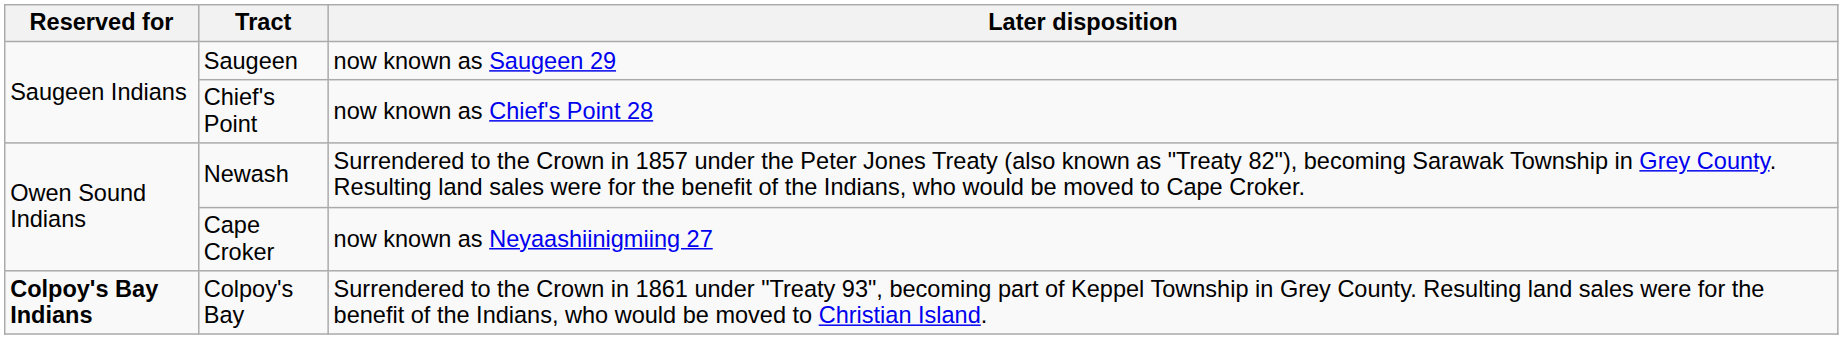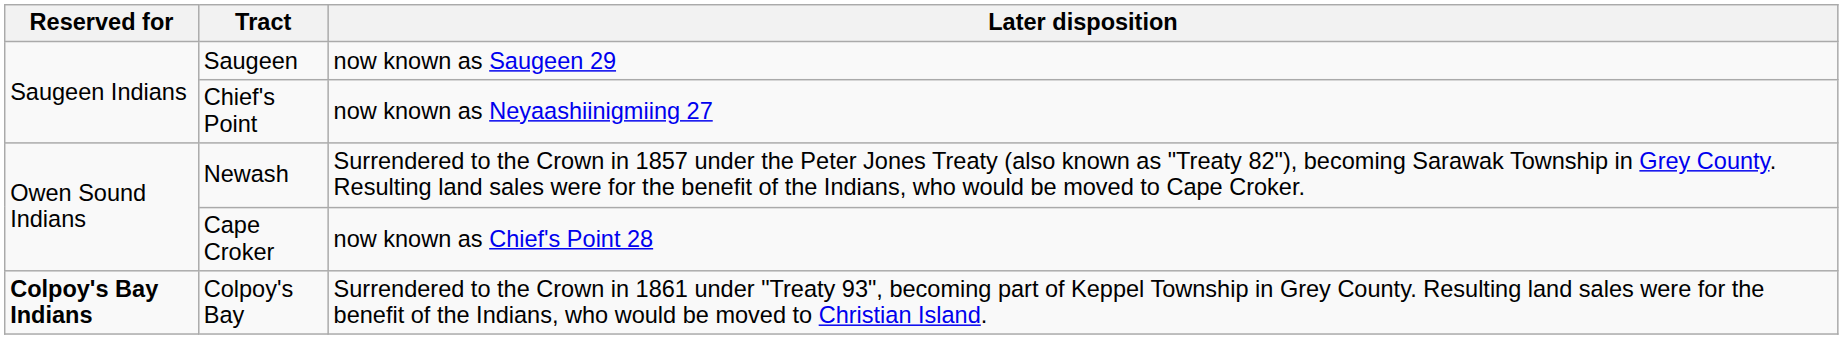(493, 110) now known as Chief's Point 28 -> (523, 110) now known as Neyaashiinigmiing 27
(523, 238) now known as Neyaashiinigmiing 27 -> (493, 238) now known as Chief's Point 28
